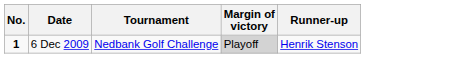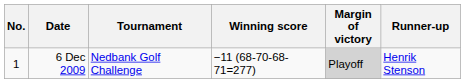+ column: (268, 26)
(16, 44) bold -> (16, 64) normal
